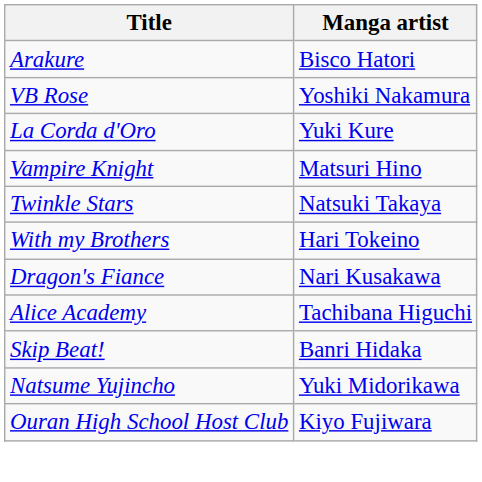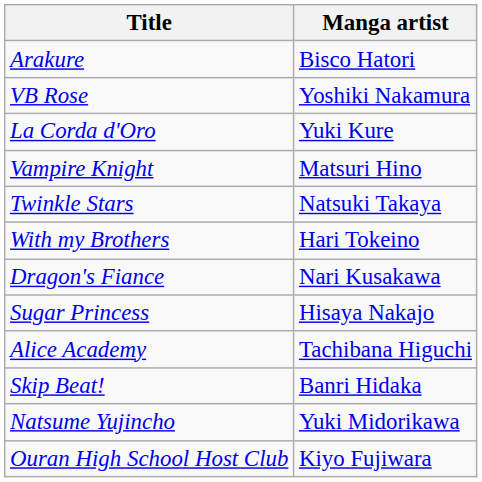+ row: (80, 312)
